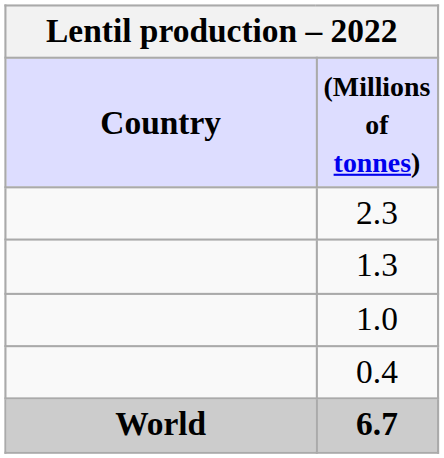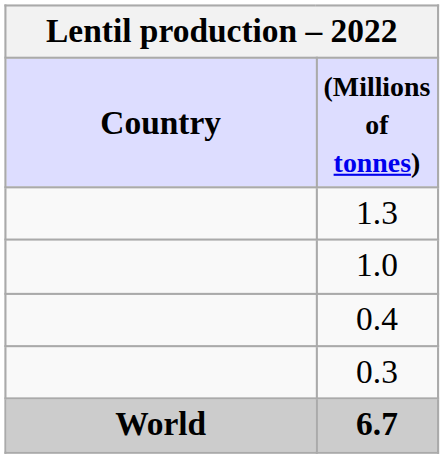- row: (377, 212)
+ row: (377, 371)
